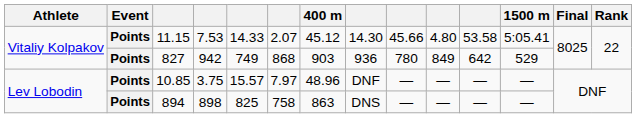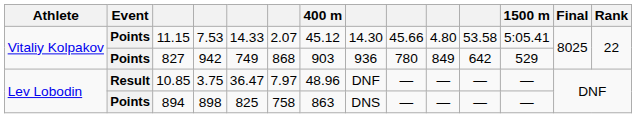(130, 81) Points -> (130, 81) Result
(247, 81) 15.57 -> (247, 81) 36.47
